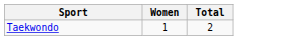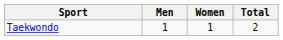+ column: (165, 12)
